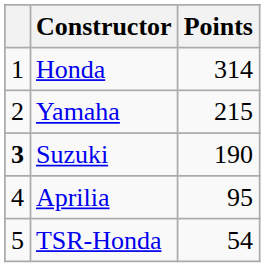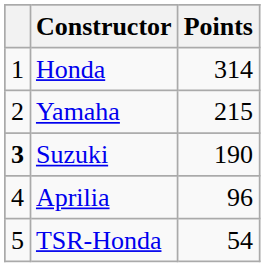(240, 197) 95 -> (240, 197) 96
